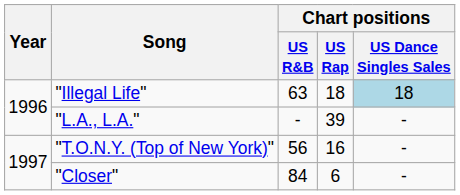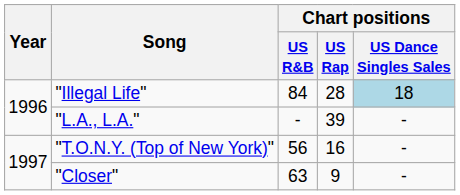(298, 93) 63 -> (298, 93) 84
(335, 93) 18 -> (335, 93) 28
(298, 176) 84 -> (298, 176) 63
(335, 176) 6 -> (335, 176) 9
